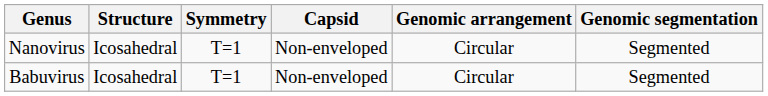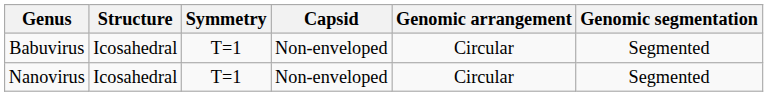rows swapped: (47, 47) <-> (47, 76)
